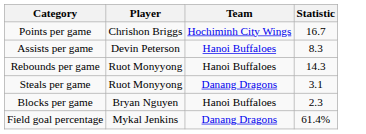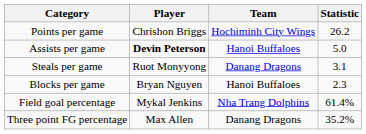(316, 31) 16.7 -> (340, 31) 26.2
(145, 48) normal -> (169, 48) bold
(316, 48) 8.3 -> (340, 48) 5.0
- row: (55, 66)
(239, 119) Danang Dragons -> (263, 102) Nha Trang Dolphins
+ row: (67, 119)
